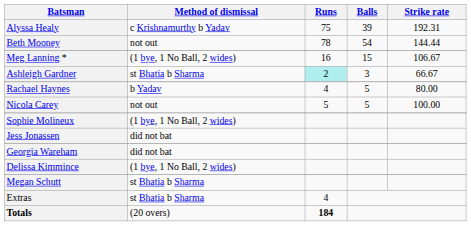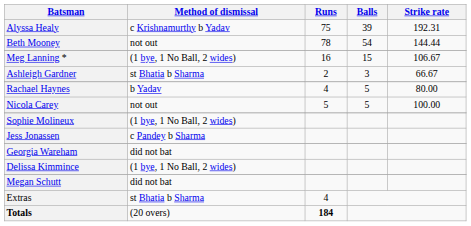(326, 74) paleturquoise background -> (326, 74) no background
(151, 136) did not bat -> (168, 136) c Pandey b Sharma
(167, 182) st Bhatia b Sharma -> (151, 182) did not bat
